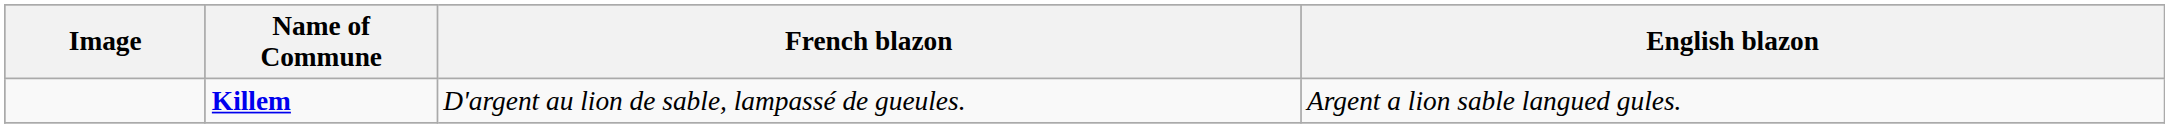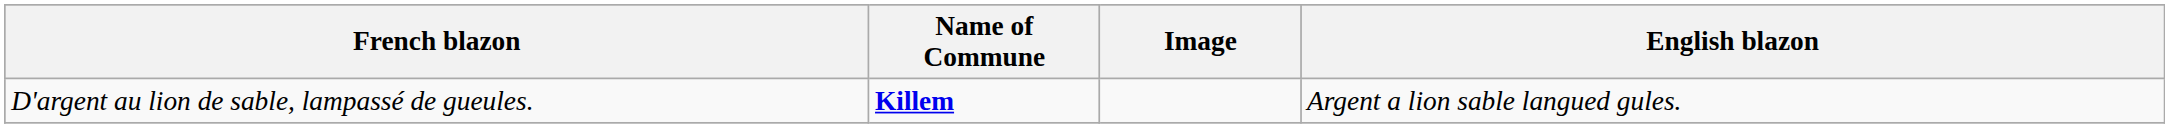columns swapped: (105, 41) <-> (869, 41)
